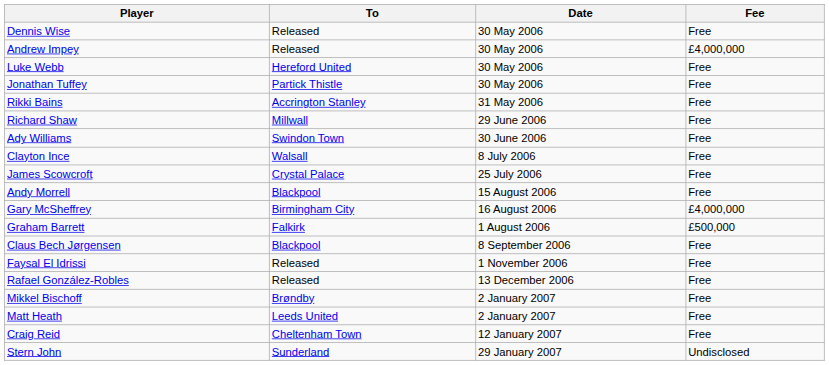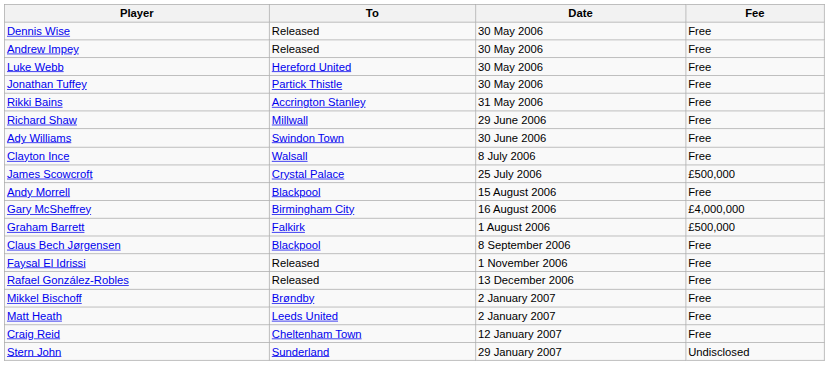(716, 49) £4,000,000 -> (700, 49) Free
(700, 174) Free -> (712, 174) £500,000
